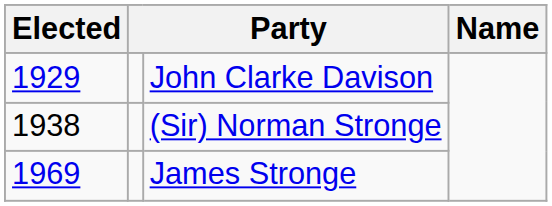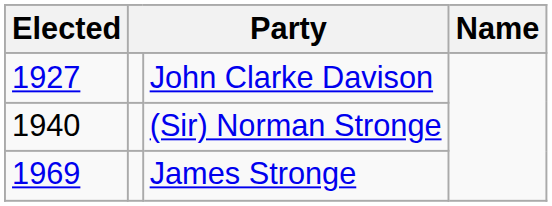(46, 77) 1929 -> (46, 77) 1927
(46, 126) 1938 -> (46, 126) 1940
